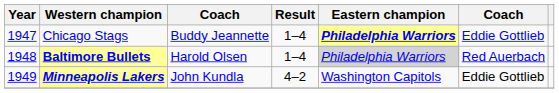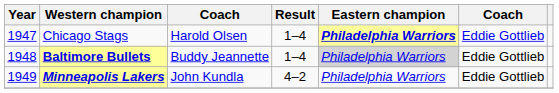(220, 35) Buddy Jeannette -> (209, 35) Harold Olsen
(209, 56) Harold Olsen -> (220, 56) Buddy Jeannette
(503, 56) Red Auerbach -> (503, 56) Eddie Gottlieb
(381, 77) Washington Capitols -> (383, 77) Philadelphia Warriors
